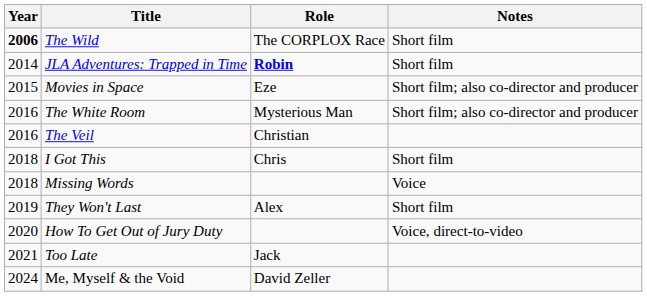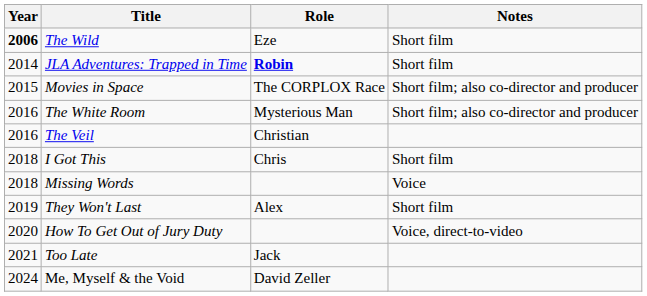(319, 40) The CORPLOX Race -> (265, 40) Eze
(265, 87) Eze -> (319, 87) The CORPLOX Race
